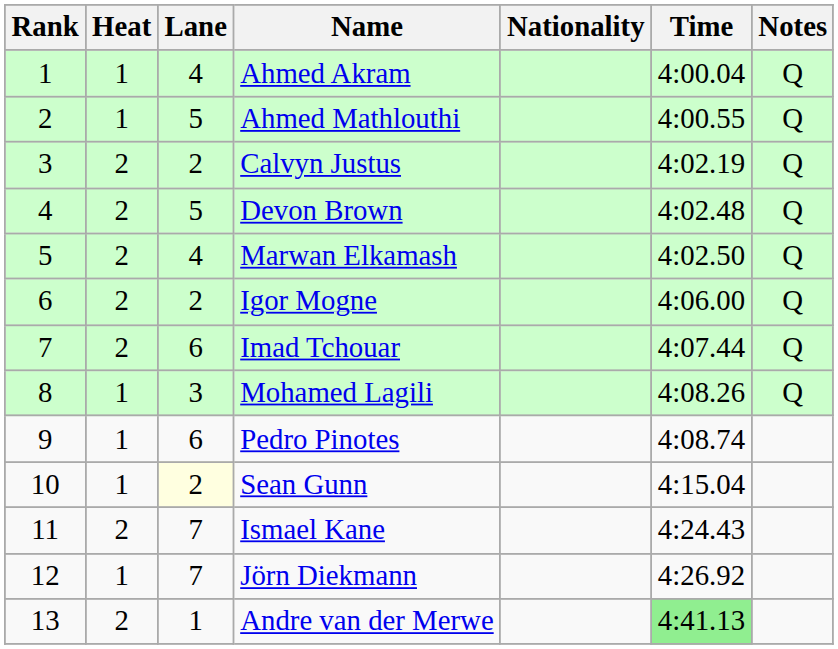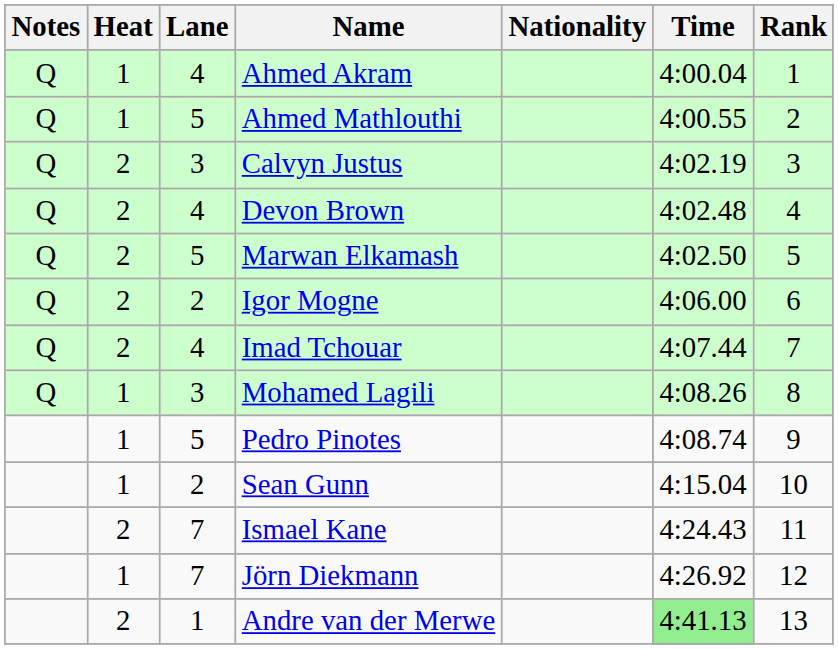columns swapped: (45, 27) <-> (793, 27)
(196, 164) 2 -> (197, 164) 3
(196, 210) 5 -> (197, 210) 4
(196, 255) 4 -> (197, 255) 5
(196, 347) 6 -> (197, 347) 4
(196, 438) 6 -> (197, 438) 5
(196, 484) lightyellow background -> (197, 484) no background
